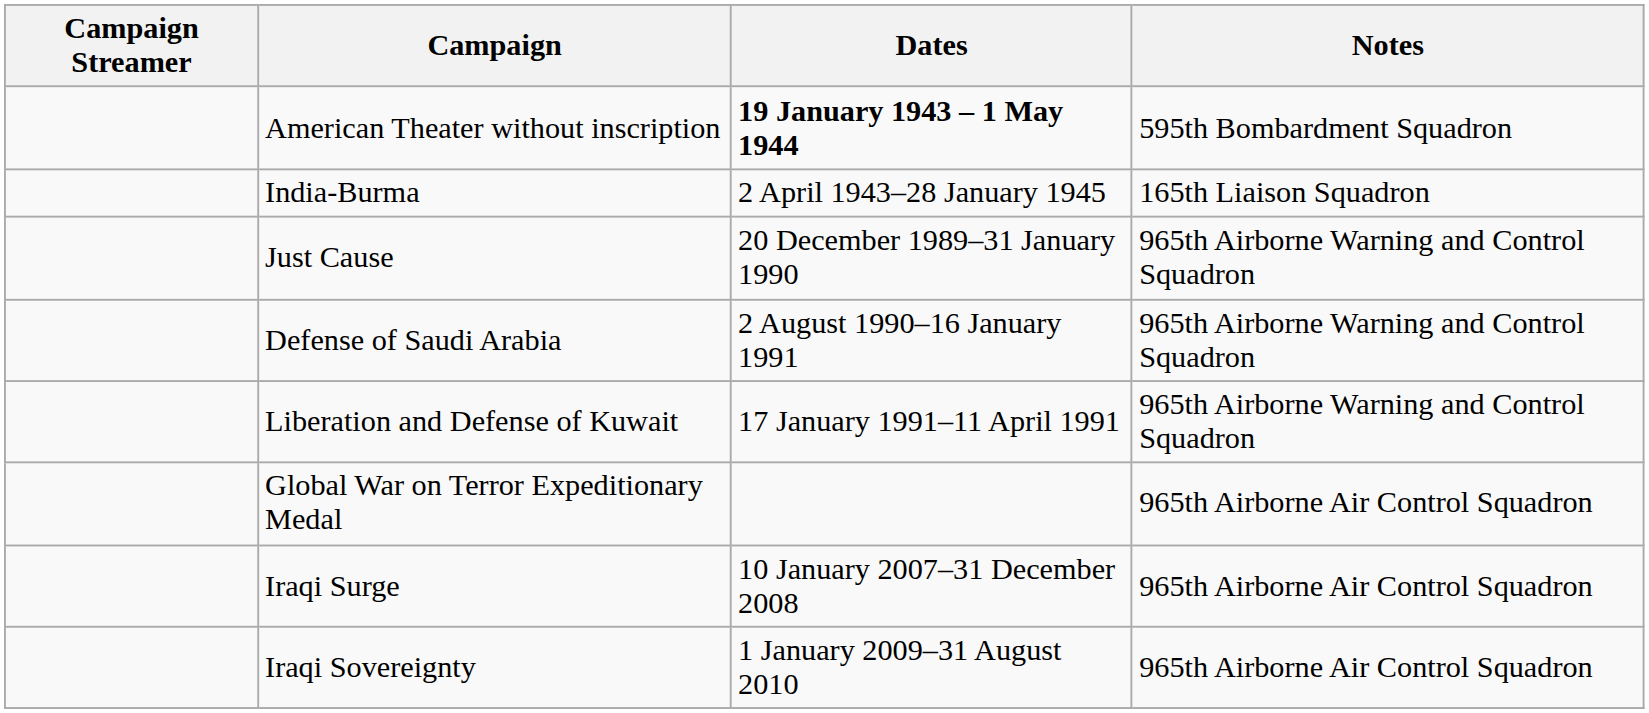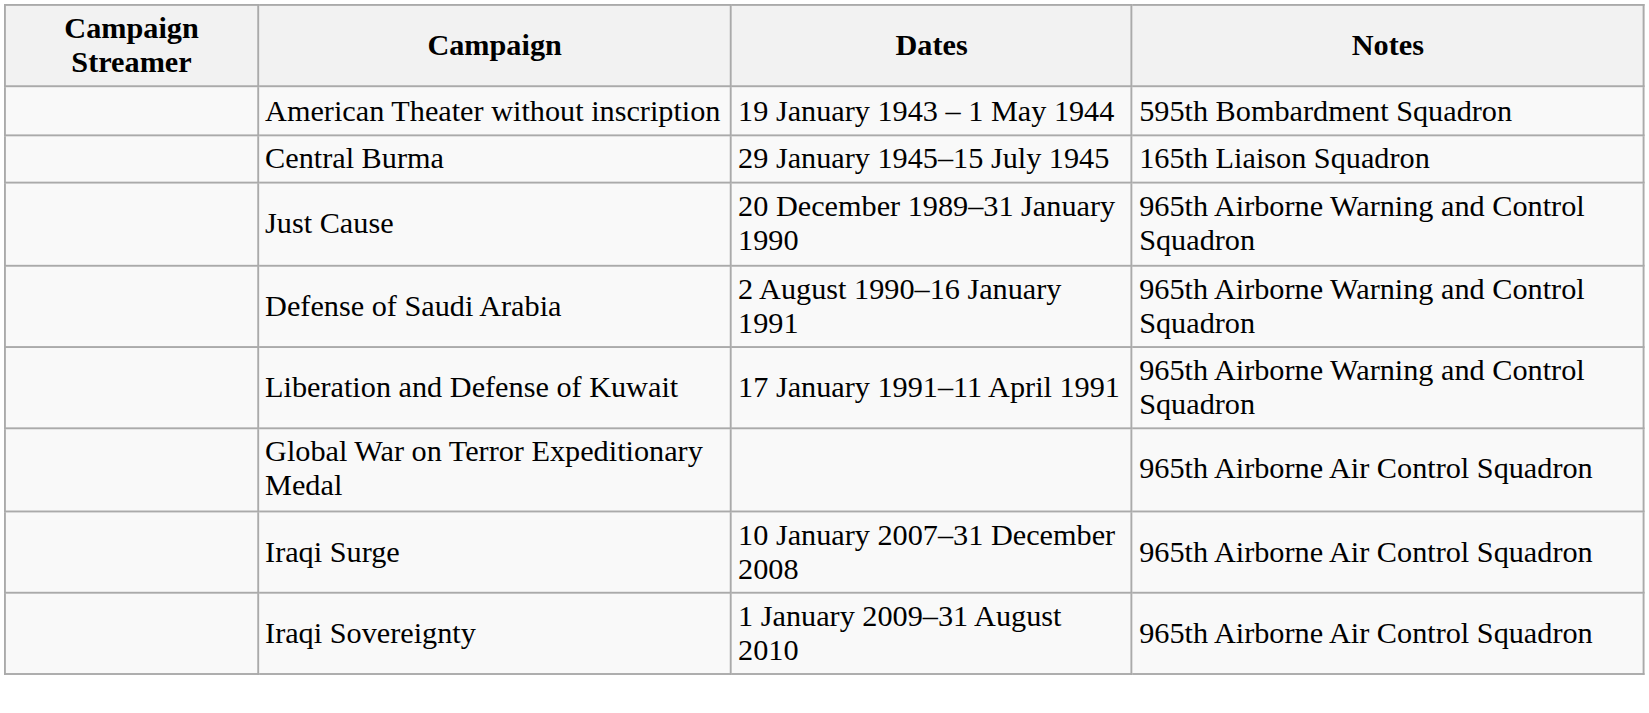(901, 127) bold -> (926, 110) normal
- row: (342, 192)
+ row: (354, 158)
